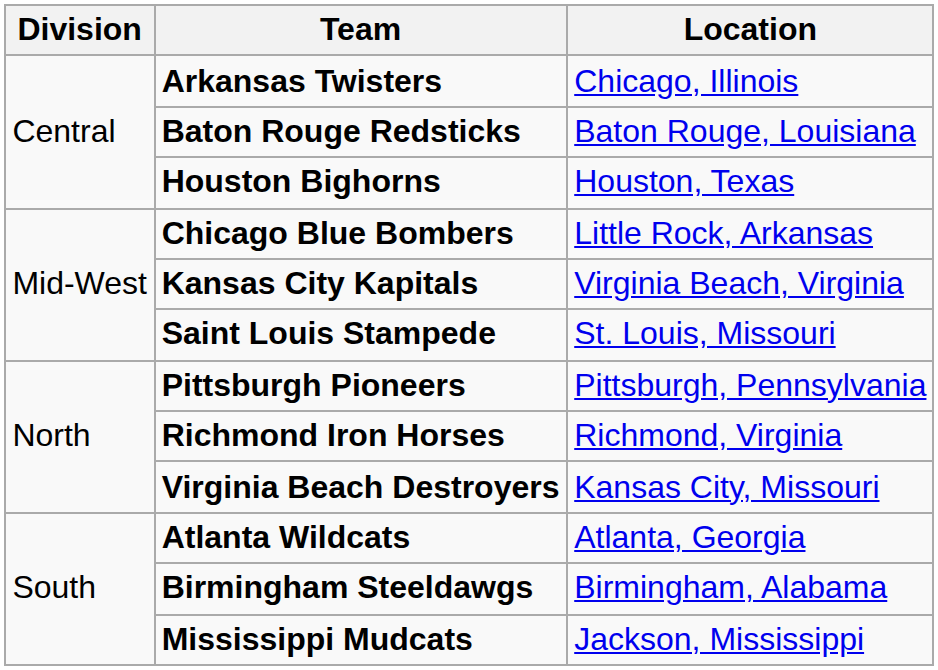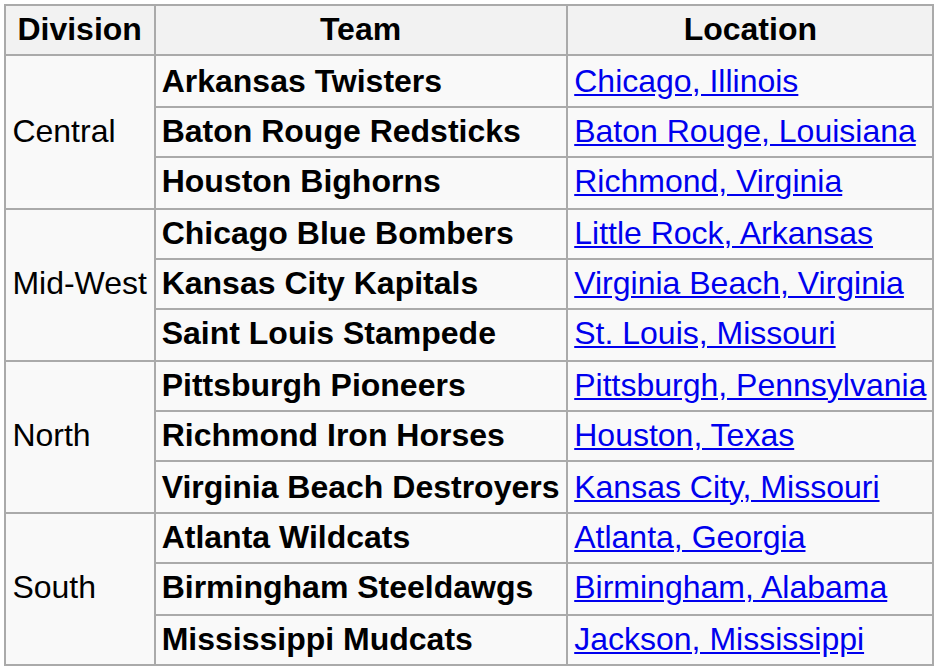(684, 182) Houston, Texas -> (708, 182) Richmond, Virginia
(708, 435) Richmond, Virginia -> (684, 435) Houston, Texas
